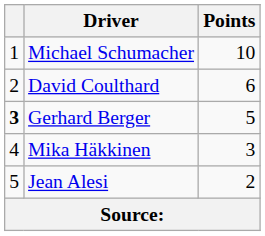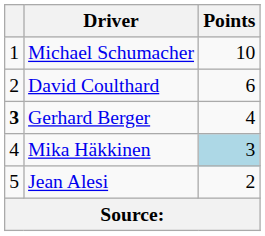(251, 117) 5 -> (251, 117) 4
(251, 150) no background -> (251, 150) lightblue background
